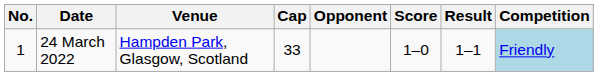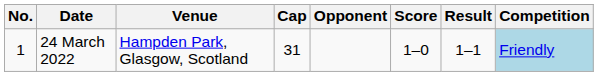(292, 50) 33 -> (292, 50) 31
